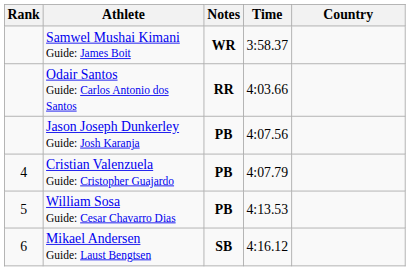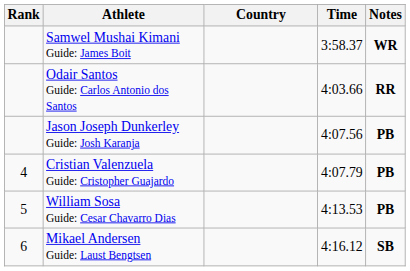columns swapped: (348, 15) <-> (224, 15)
